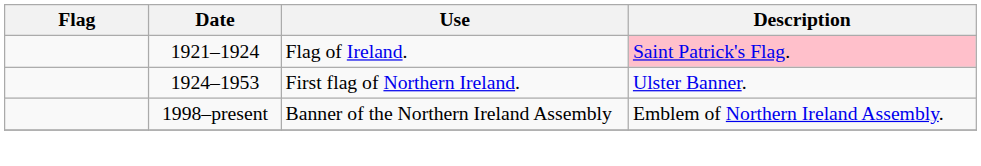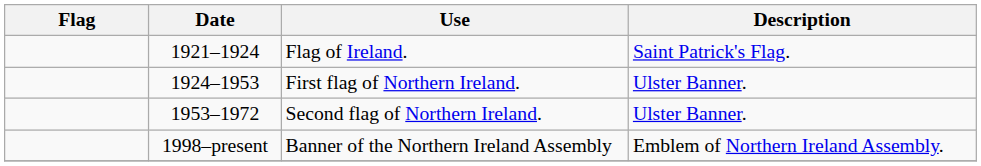(711, 51) pink background -> (711, 51) no background
+ row: (414, 113)
